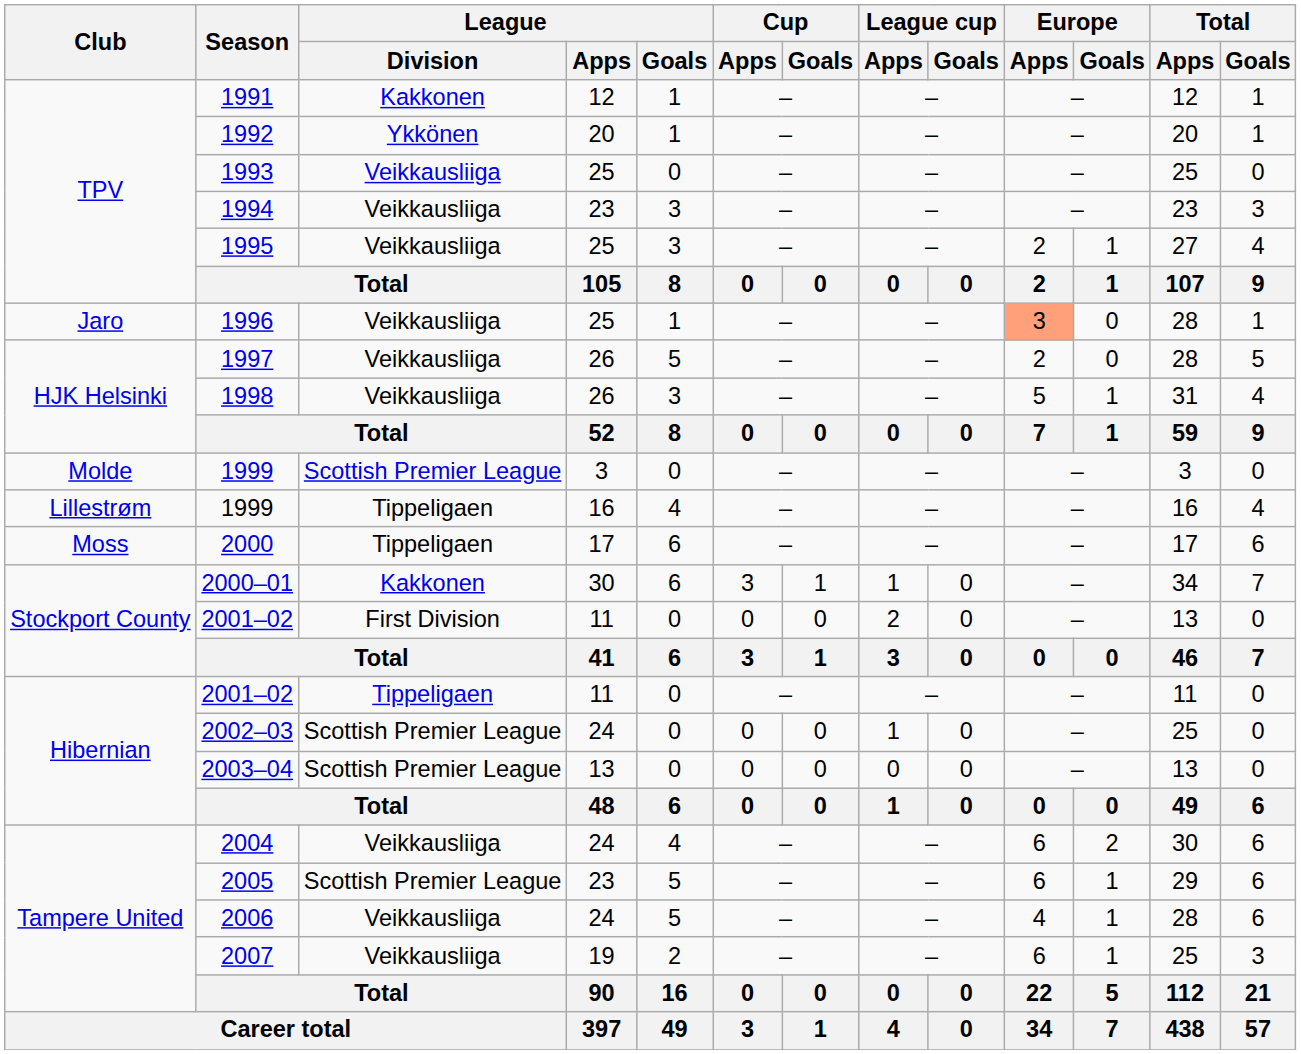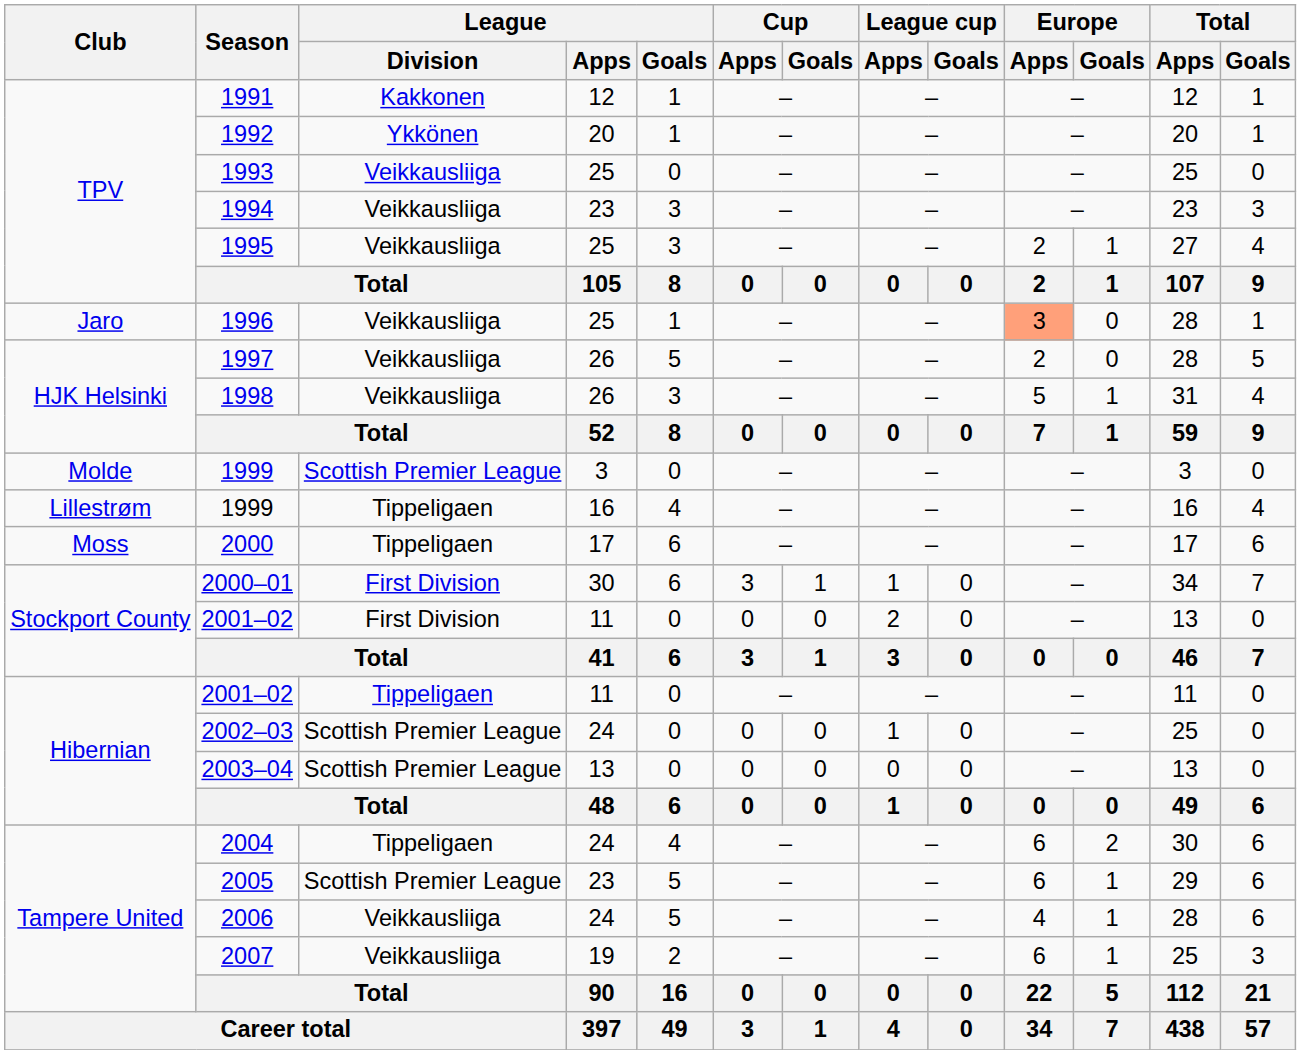(433, 582) Kakkonen -> (433, 582) First Division
(433, 843) Veikkausliiga -> (433, 843) Tippeligaen
